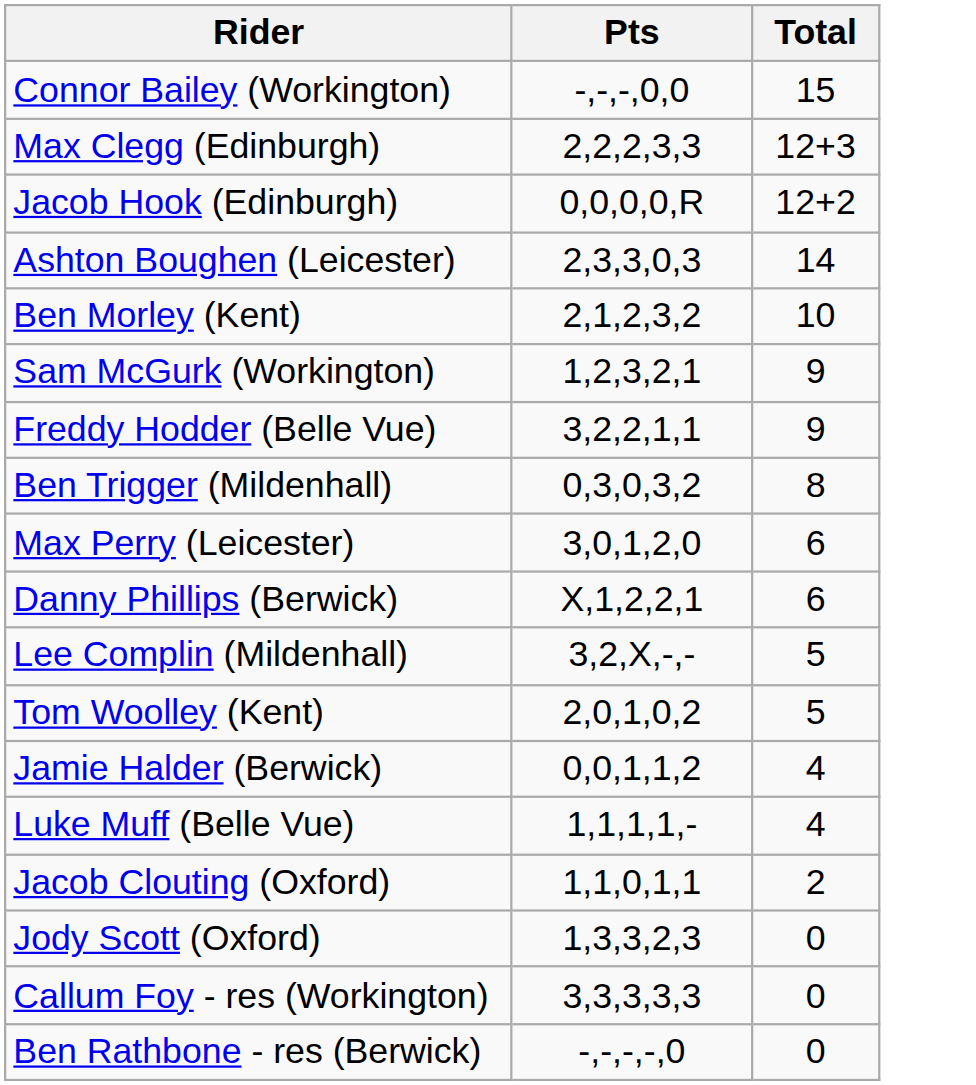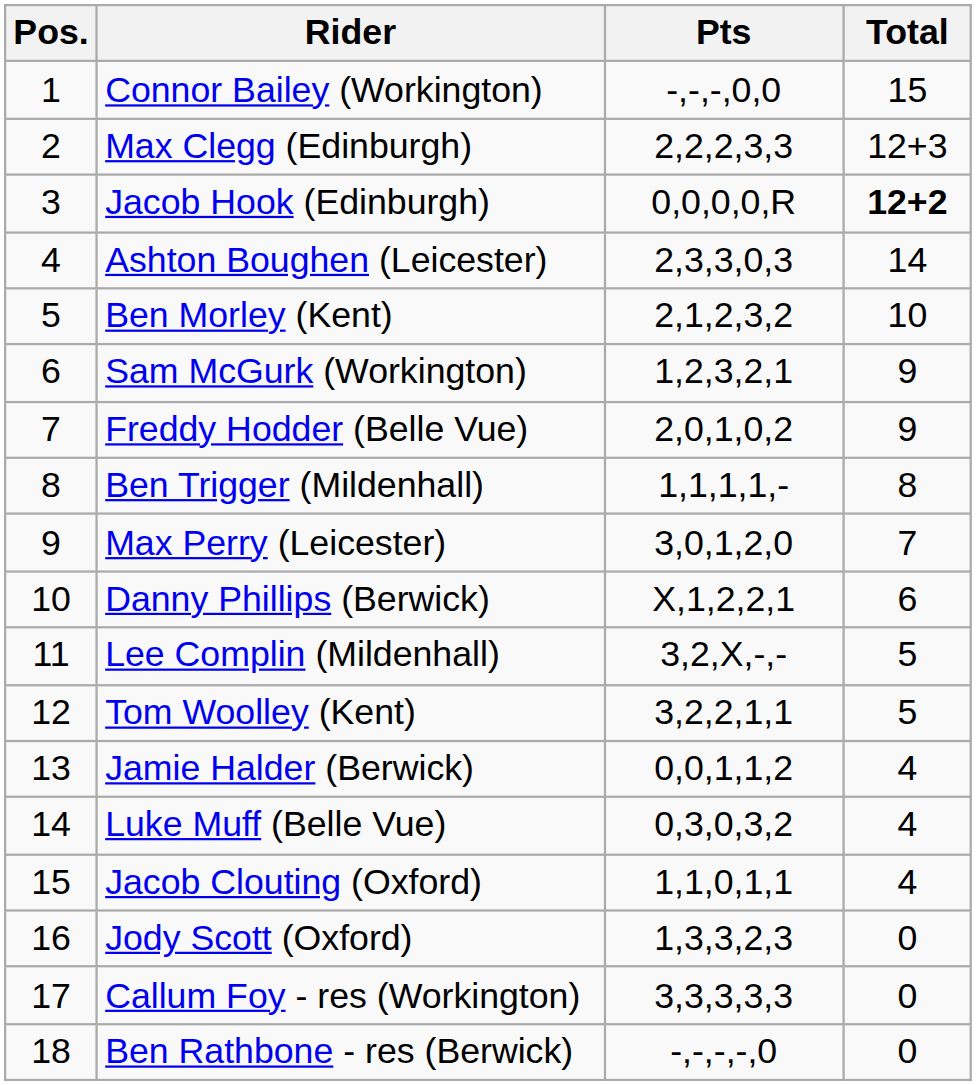+ column: (51, 32)
(816, 202) normal -> (907, 202) bold
(632, 428) 3,2,2,1,1 -> (724, 428) 2,0,1,0,2
(632, 485) 0,3,0,3,2 -> (724, 485) 1,1,1,1,-
(816, 542) 6 -> (907, 542) 7
(632, 711) 2,0,1,0,2 -> (724, 711) 3,2,2,1,1
(632, 825) 1,1,1,1,- -> (724, 825) 0,3,0,3,2
(816, 881) 2 -> (907, 881) 4
